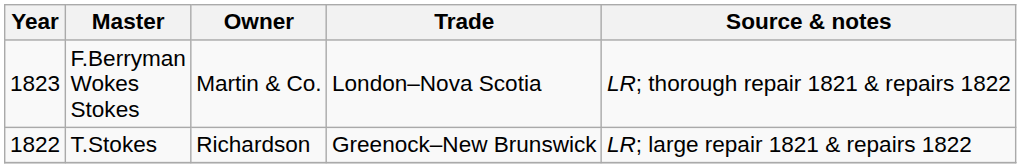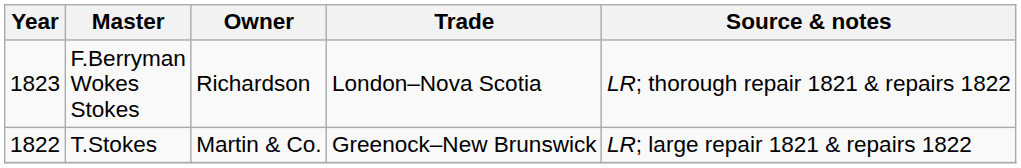(259, 83) Martin & Co. -> (253, 83) Richardson
(253, 144) Richardson -> (259, 144) Martin & Co.
